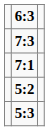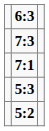rows swapped: (24, 89) <-> (24, 113)
